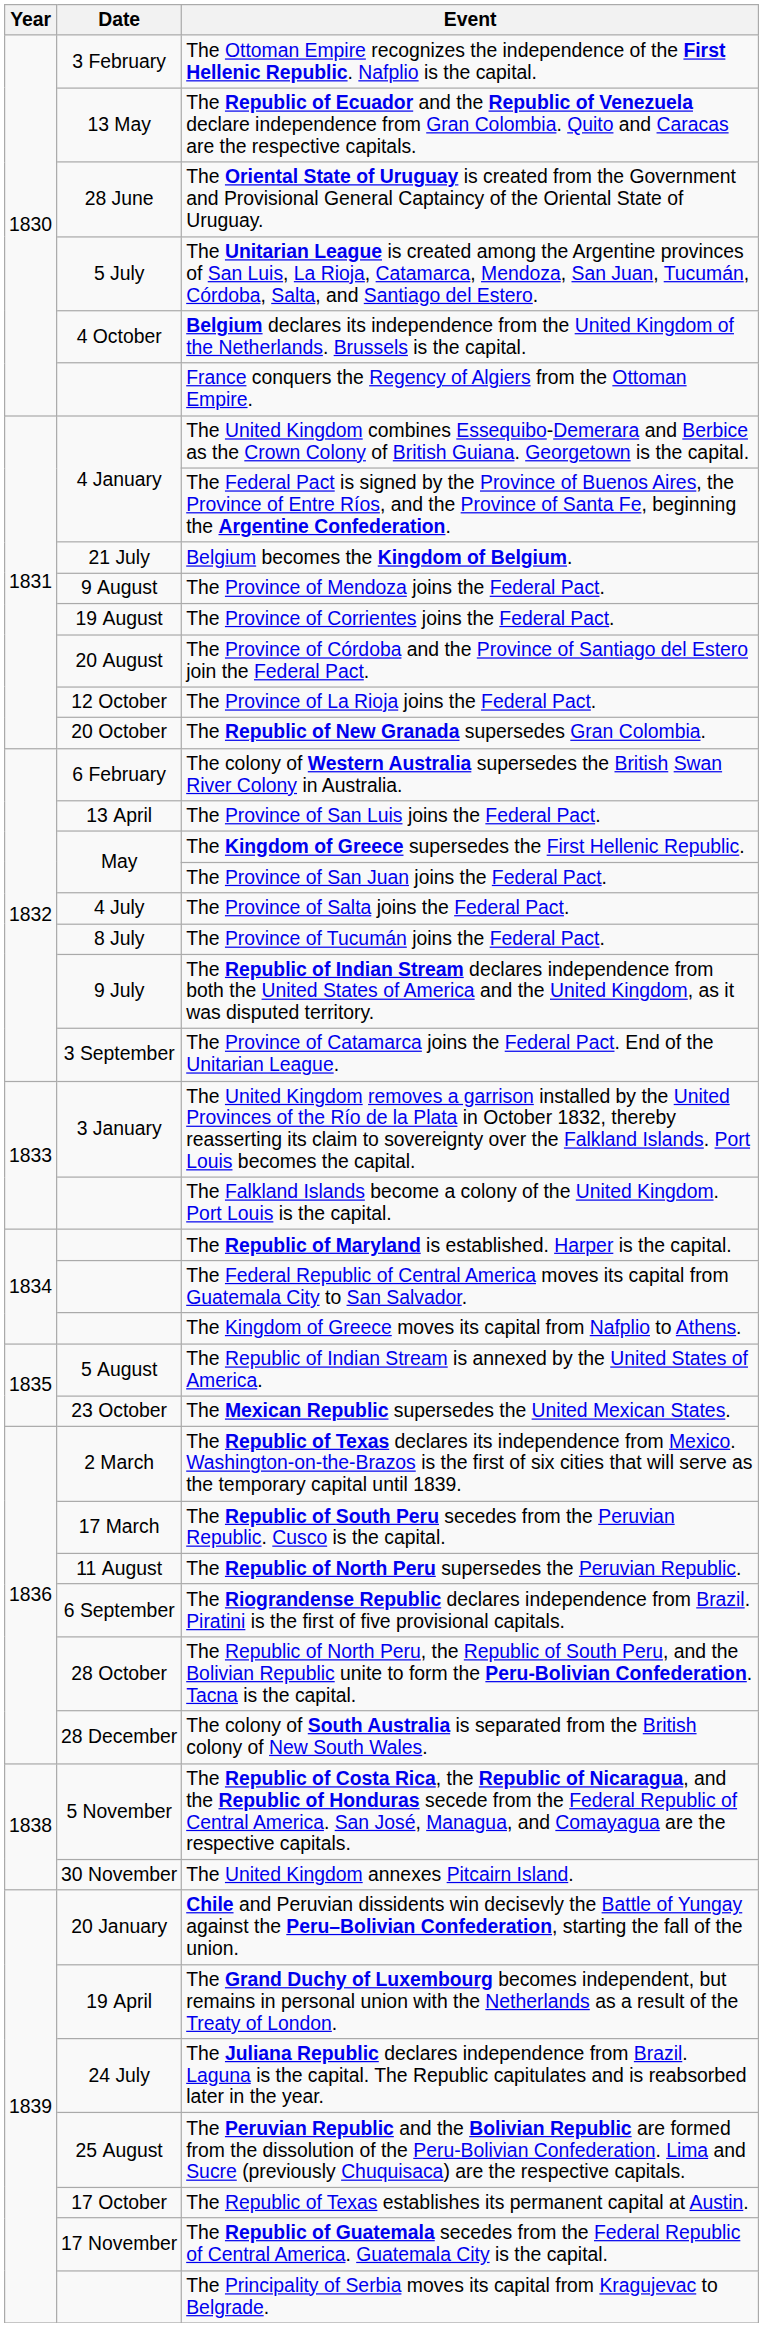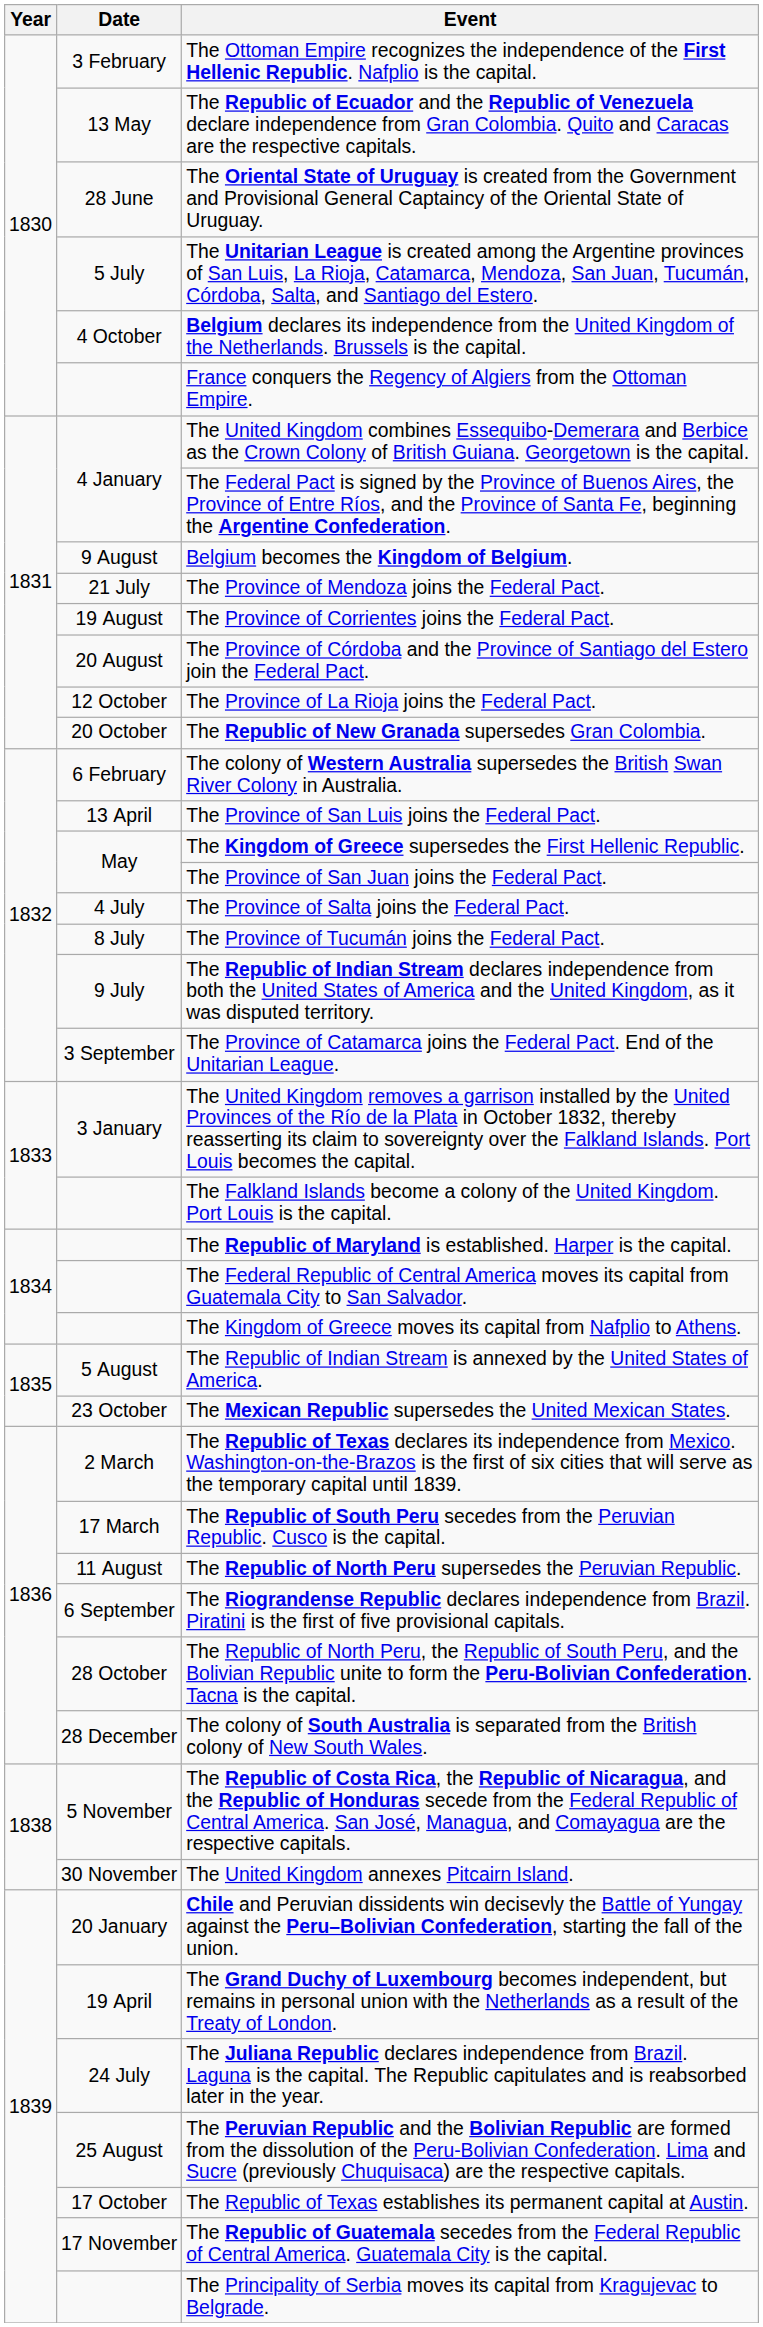(119, 557) 21 July -> (119, 557) 9 August
(119, 588) 9 August -> (119, 588) 21 July
